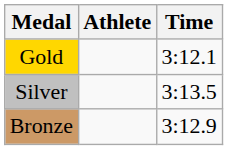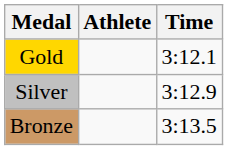(189, 91) 3:13.5 -> (189, 91) 3:12.9
(189, 126) 3:12.9 -> (189, 126) 3:13.5
